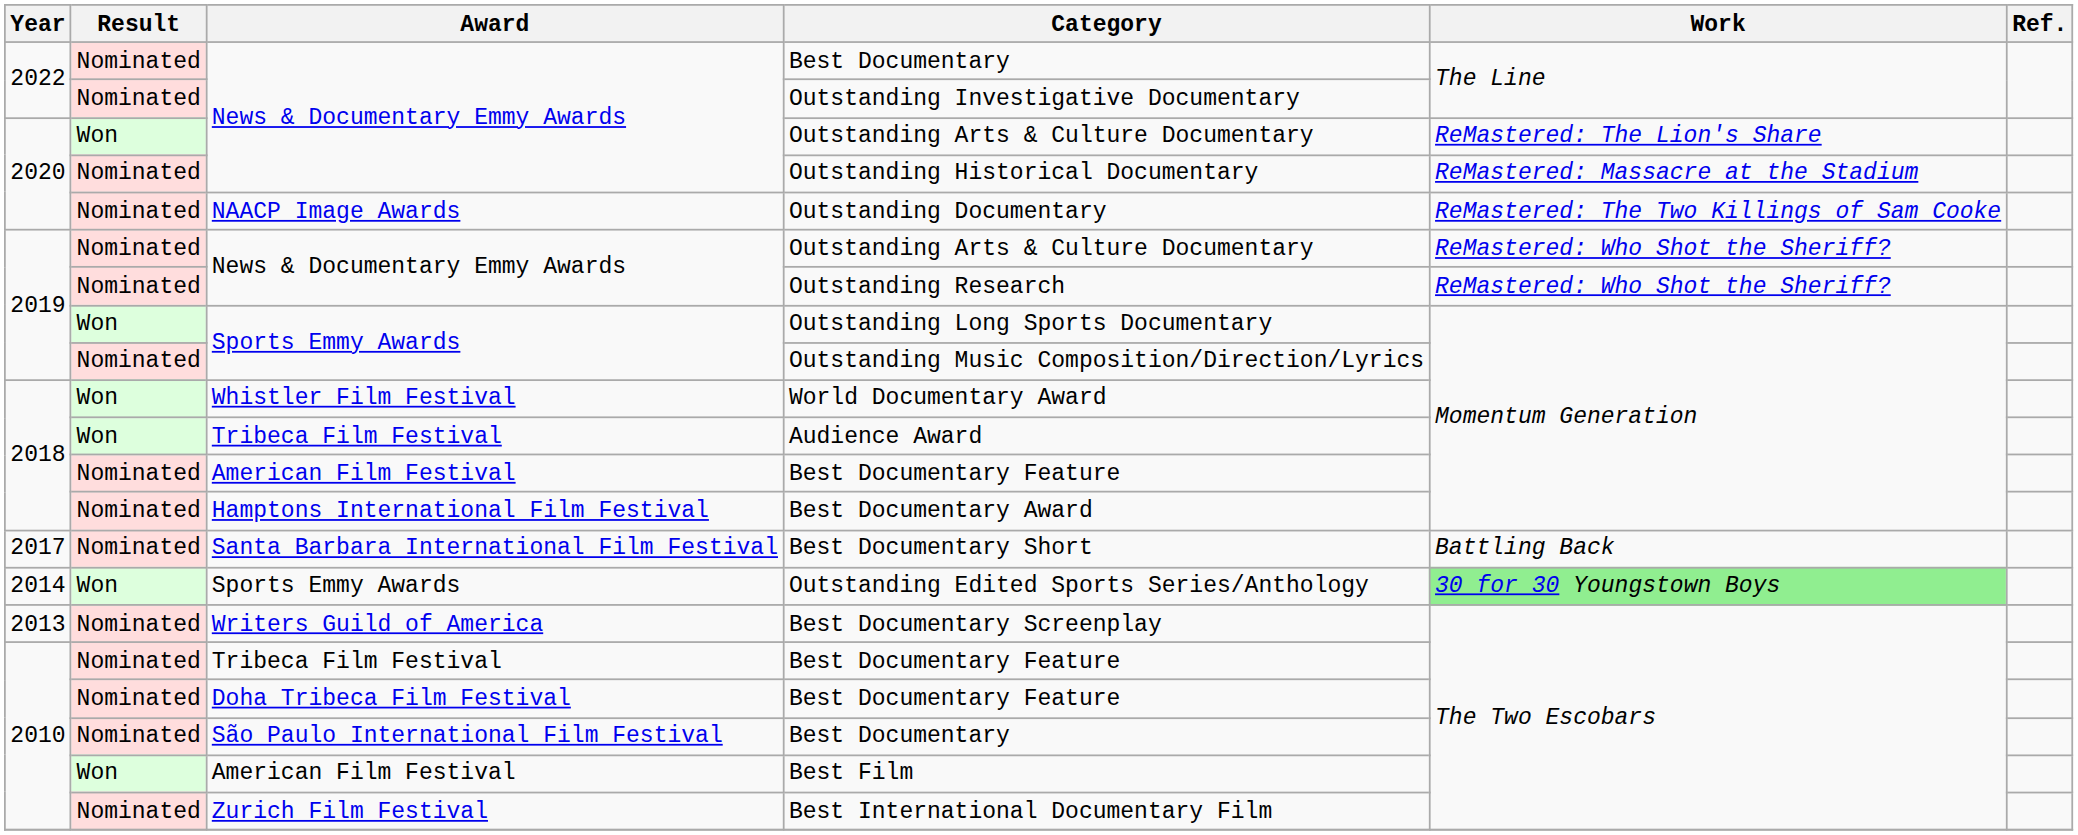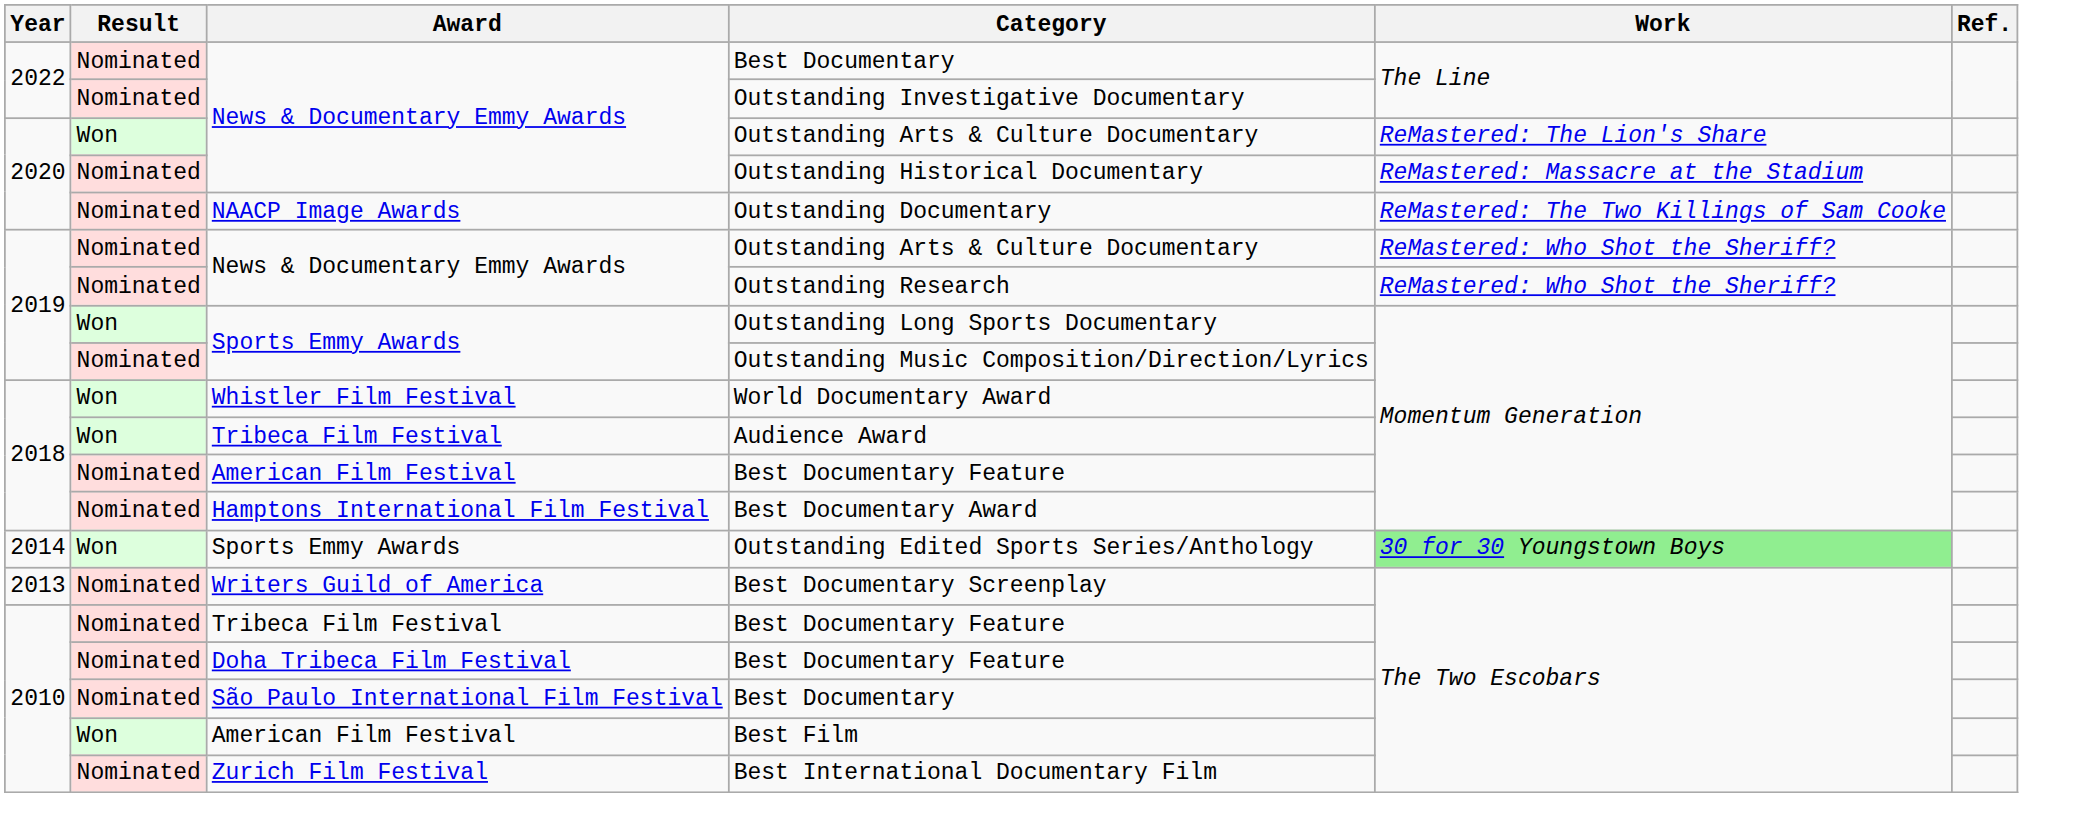- row: (495, 549)
